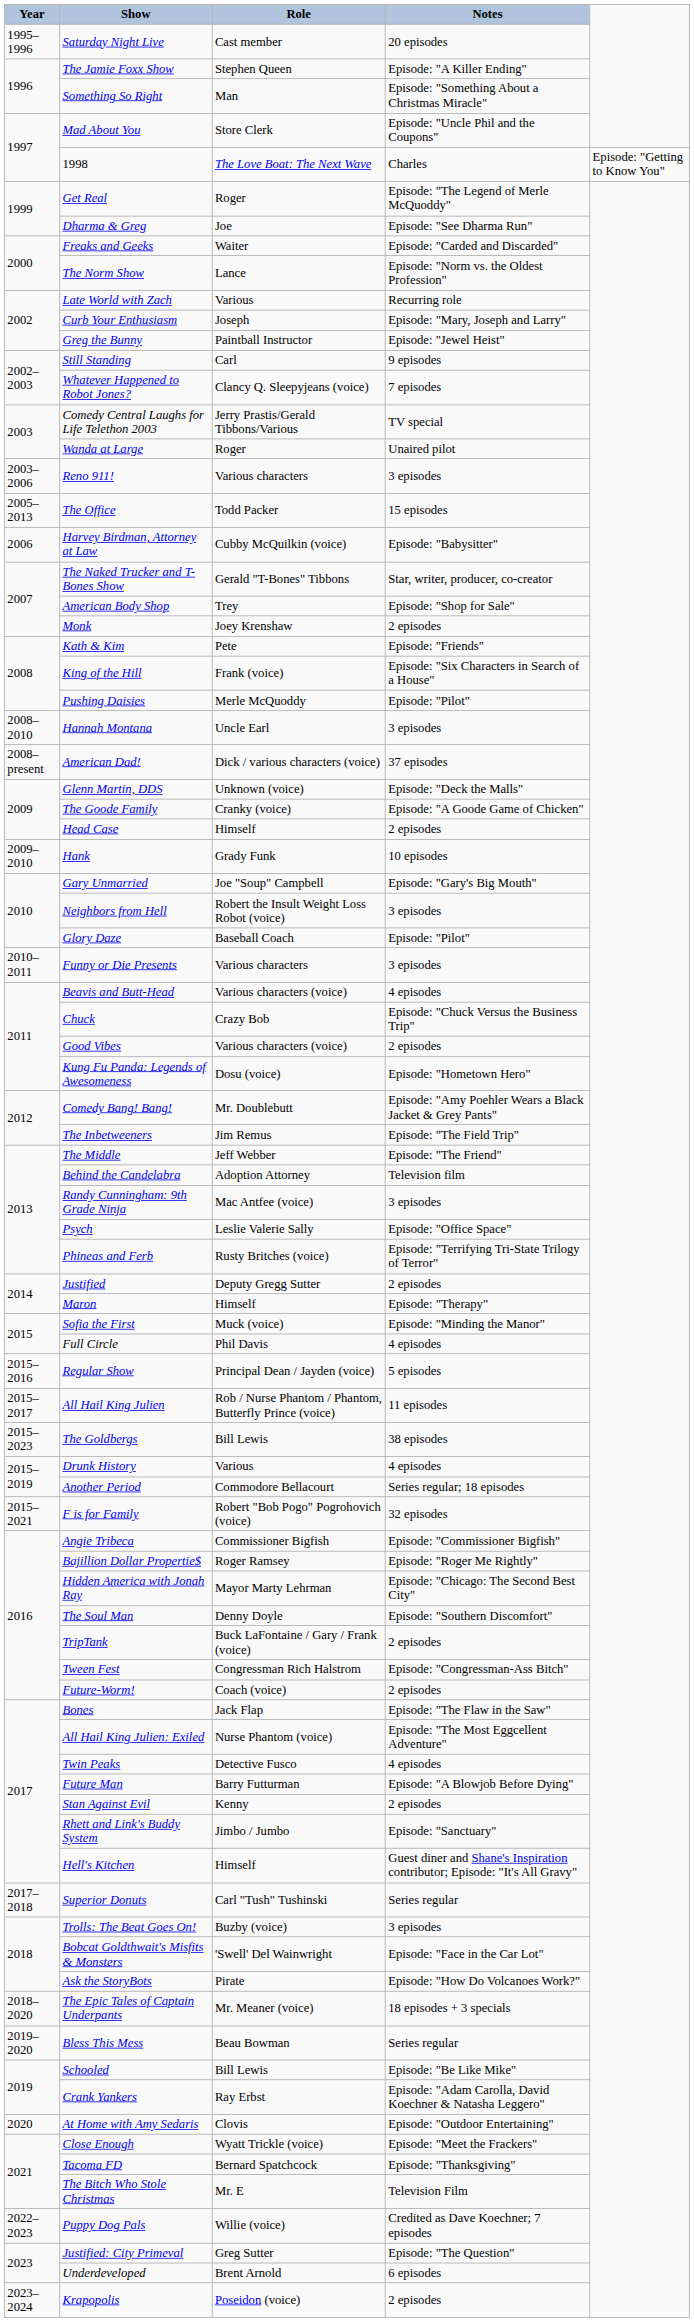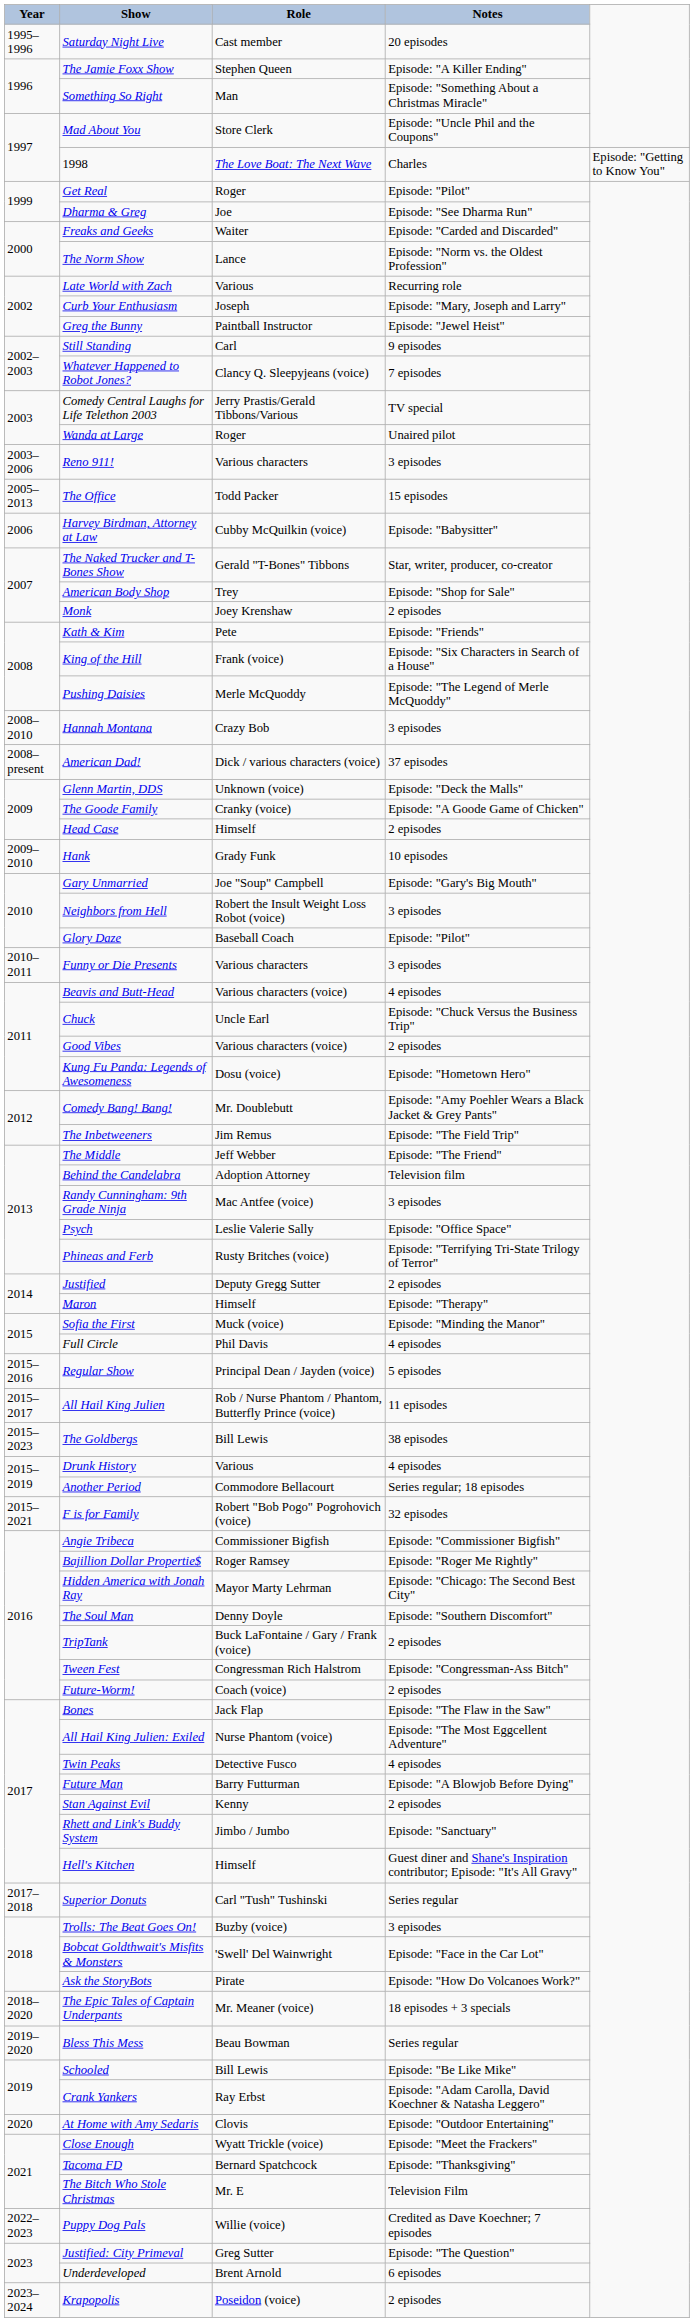(468, 198) Episode: "The Legend of Merle McQuoddy" -> (429, 191) Episode: "Pilot"
(429, 700) Episode: "Pilot" -> (468, 693) Episode: "The Legend of Merle McQuoddy"
(242, 727) Uncle Earl -> (242, 727) Crazy Bob
(242, 1019) Crazy Bob -> (242, 1019) Uncle Earl
